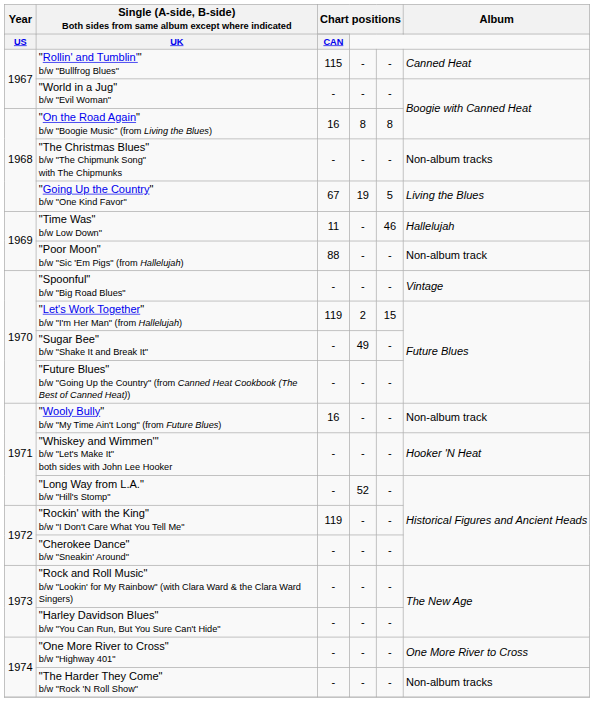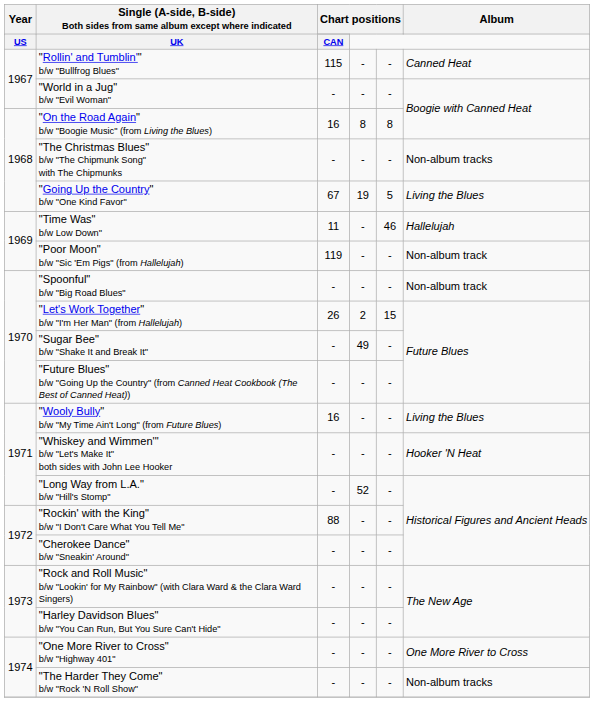(333, 256) 88 -> (333, 256) 119
(425, 286) Vintage -> (446, 286) Non-album track
(333, 315) 119 -> (333, 315) 26
(446, 418) Non-album track -> (445, 418) Living the Blues
(333, 520) 119 -> (333, 520) 88
